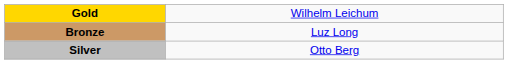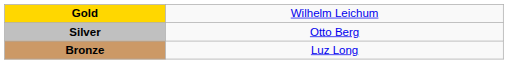rows swapped: (85, 50) <-> (85, 31)
